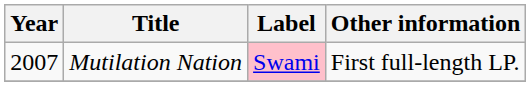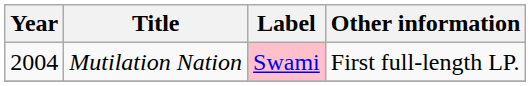(34, 61) 2007 -> (34, 61) 2004
